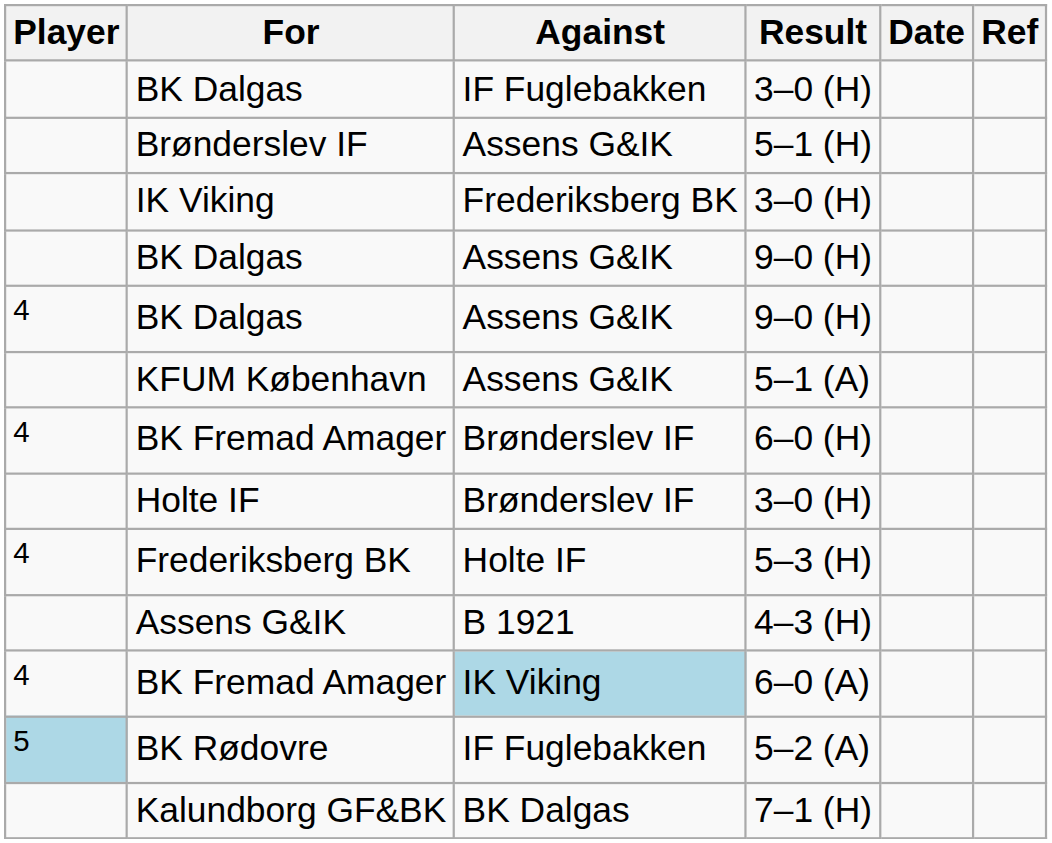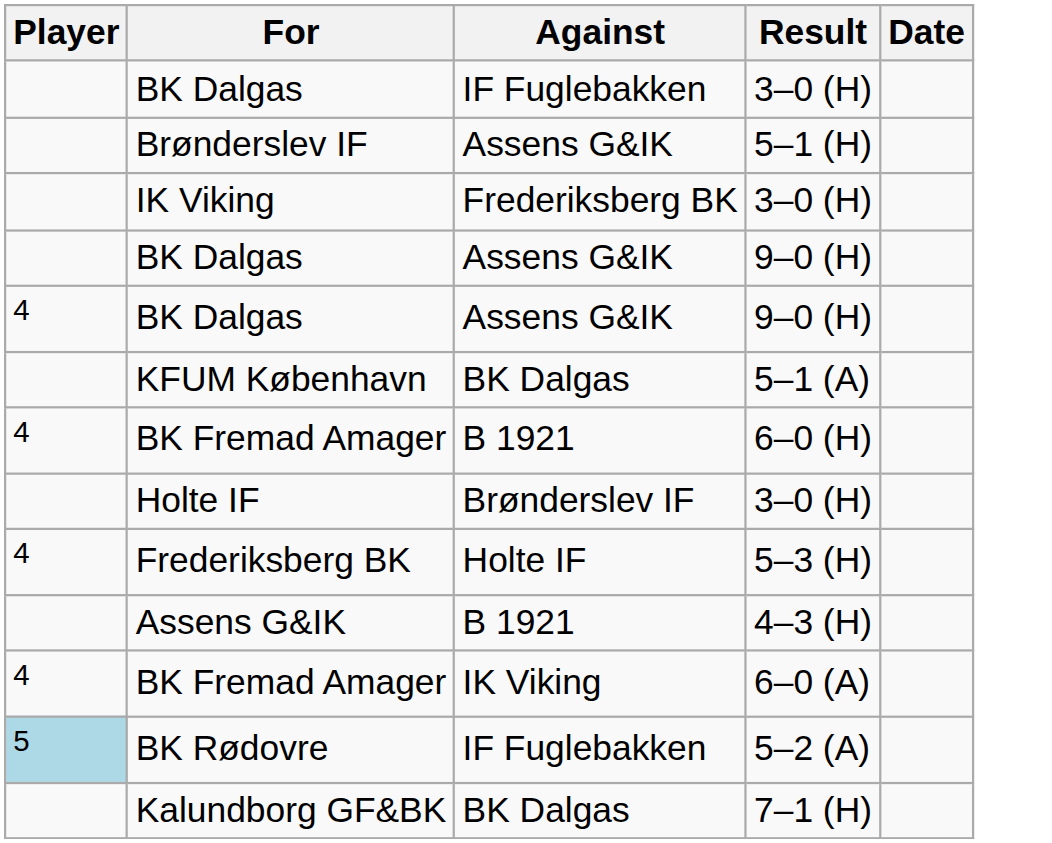- column: (1010, 32)
(568, 378) Assens G&IK -> (546, 378) BK Dalgas
(579, 439) Brønderslev IF -> (519, 439) B 1921
(532, 682) lightblue background -> (532, 682) no background
